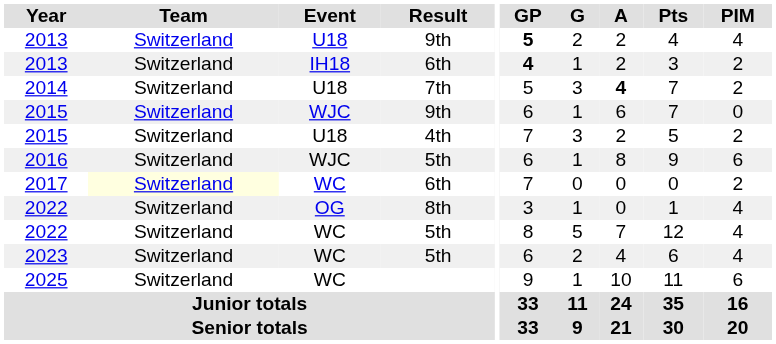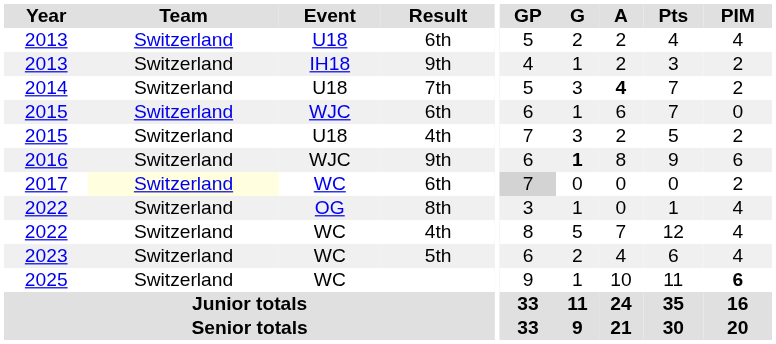(438, 39) 9th -> (438, 39) 6th
(528, 39) bold -> (528, 39) normal
(438, 63) 6th -> (438, 63) 9th
(528, 63) bold -> (528, 63) normal
(438, 111) 9th -> (438, 111) 6th
(438, 159) 5th -> (438, 159) 9th
(577, 159) normal -> (577, 159) bold
(528, 183) no background -> (528, 183) lightgrey background
(438, 231) 5th -> (438, 231) 4th
(738, 279) normal -> (738, 279) bold
